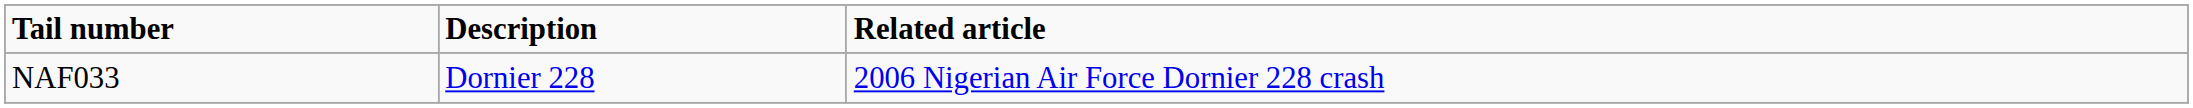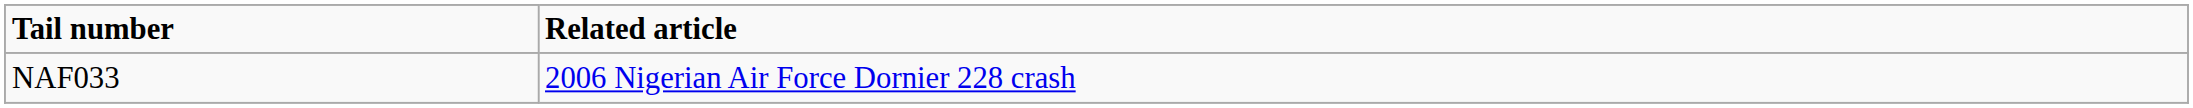- column: (521, 28)
